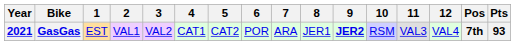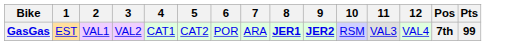- column: (20, 13)
(317, 31) normal -> (286, 31) bold
(499, 31) 93 -> (469, 31) 99
